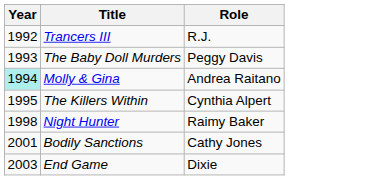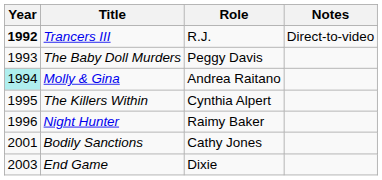+ column: (331, 15)
(22, 36) normal -> (22, 36) bold
(22, 121) 1998 -> (22, 121) 1996
